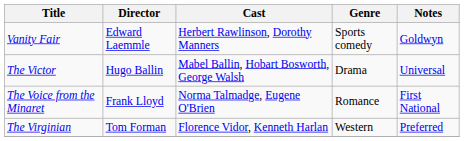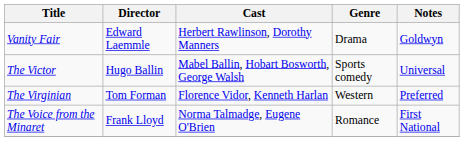(354, 38) Sports comedy -> (351, 38) Drama
(351, 70) Drama -> (354, 70) Sports comedy
rows swapped: (39, 127) <-> (51, 102)
